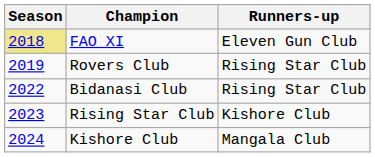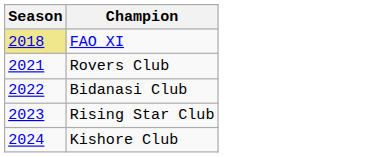- column: (294, 17)
(26, 66) 2019 -> (26, 66) 2021
